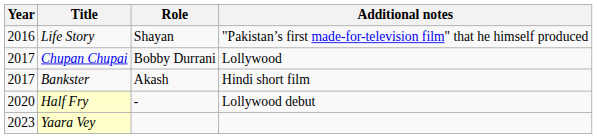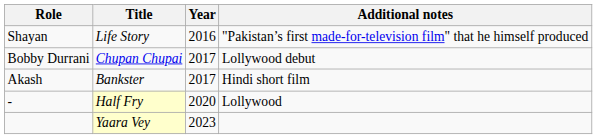columns swapped: (21, 15) <-> (175, 15)
(252, 58) Lollywood -> (269, 58) Lollywood debut
(269, 101) Lollywood debut -> (252, 101) Lollywood
